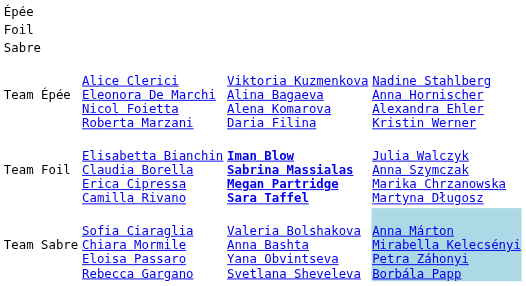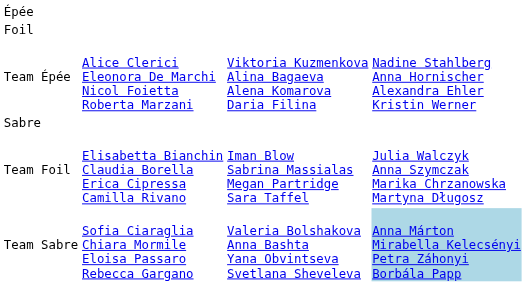rows swapped: (22, 48) <-> (37, 95)
(290, 177) bold -> (290, 177) normal
